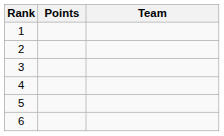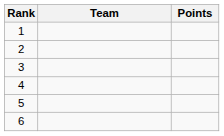columns swapped: (152, 13) <-> (62, 13)
